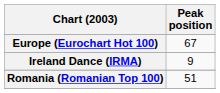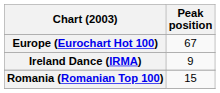(190, 79) 51 -> (190, 79) 15
